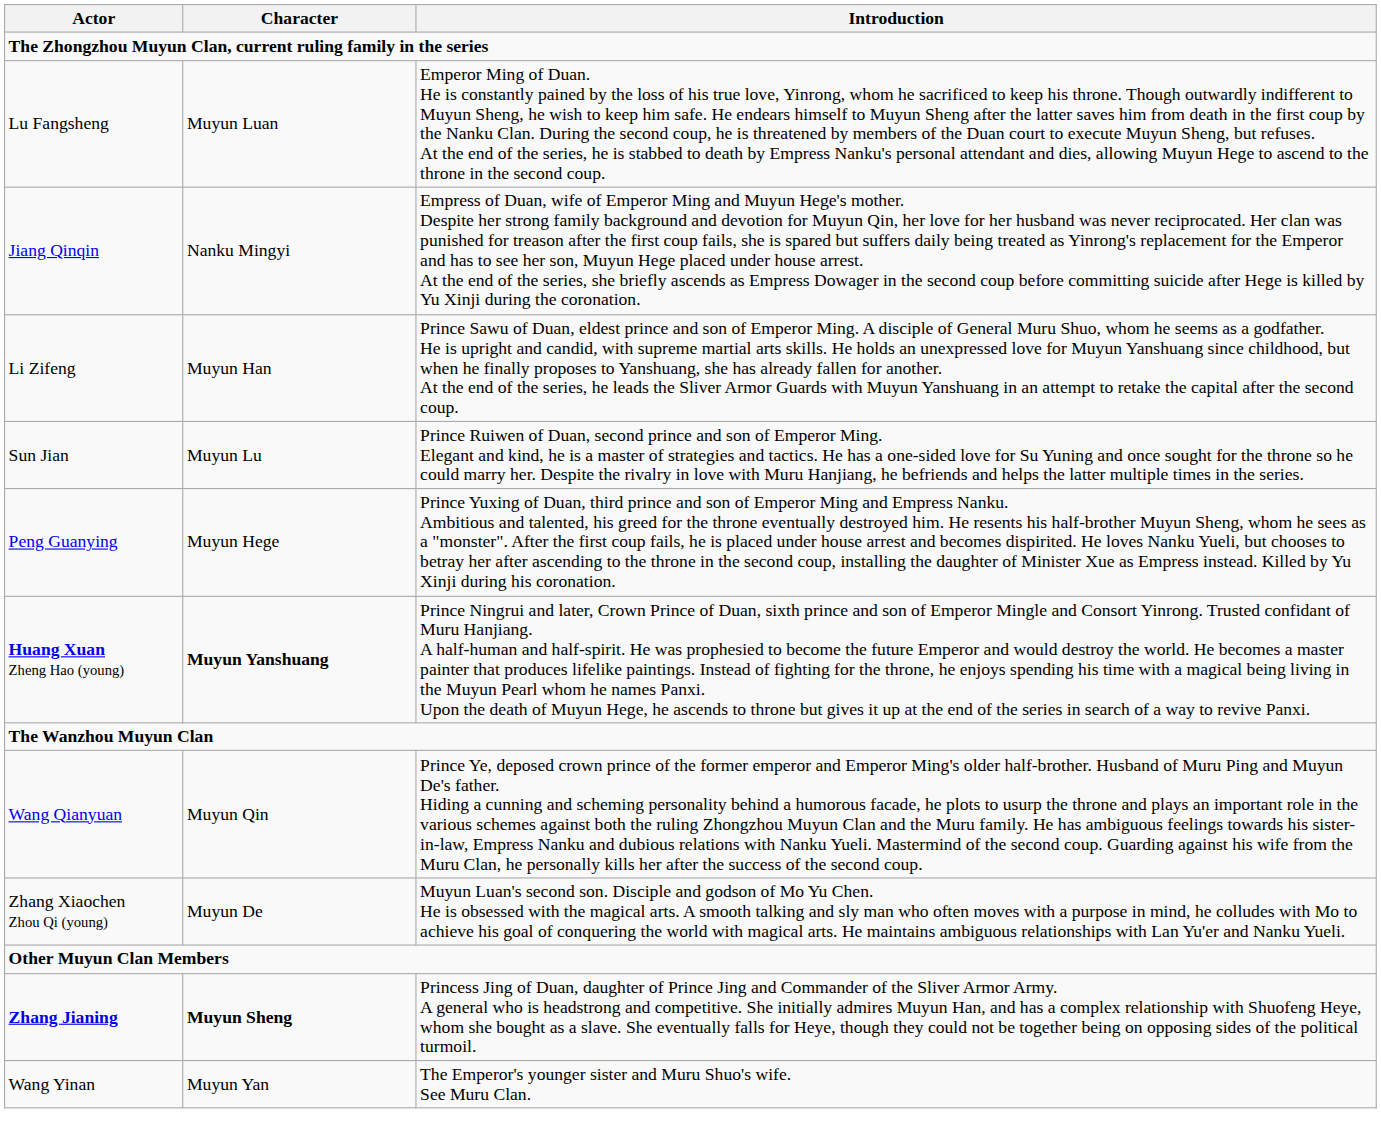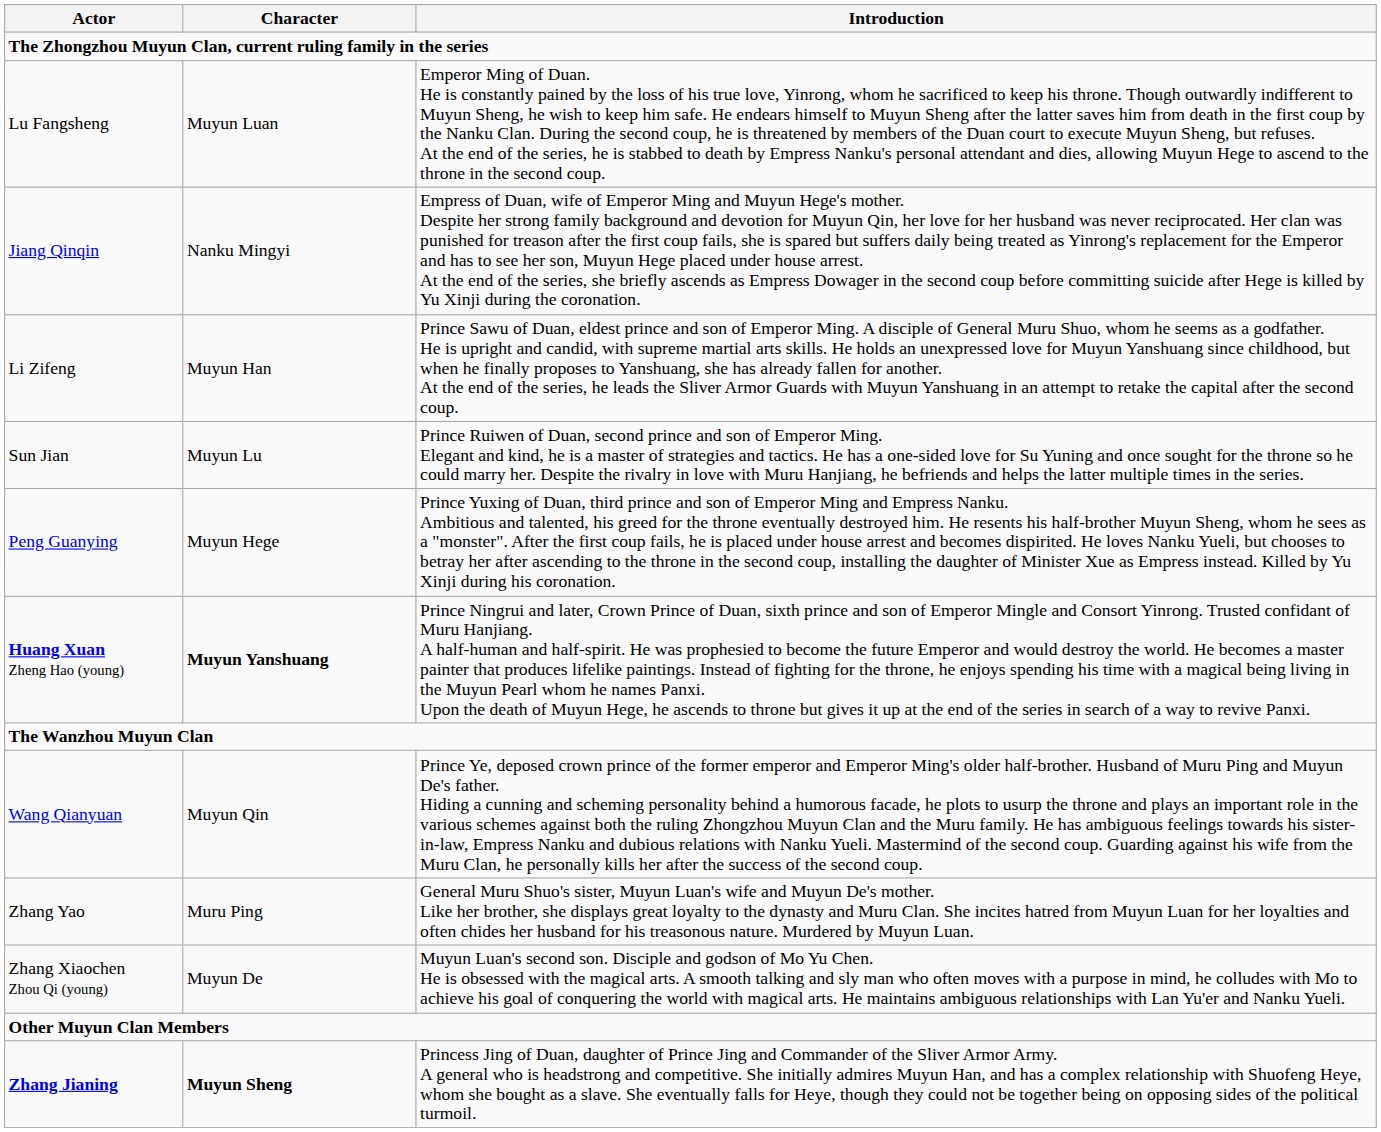+ row: (47, 911)
- row: (52, 1084)
